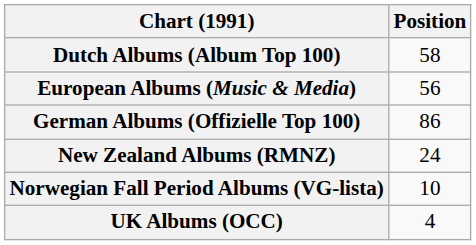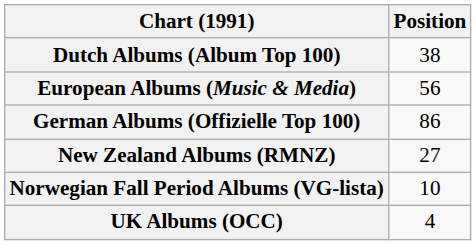(430, 54) 58 -> (430, 54) 38
(430, 155) 24 -> (430, 155) 27
